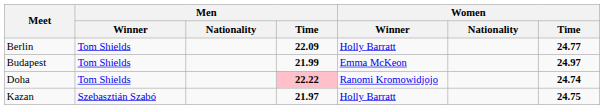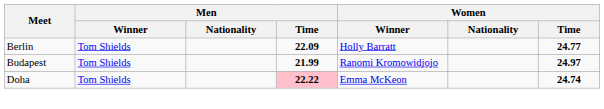(373, 63) Emma McKeon -> (389, 63) Ranomi Kromowidjojo
(389, 79) Ranomi Kromowidjojo -> (373, 79) Emma McKeon
- row: (20, 96)
